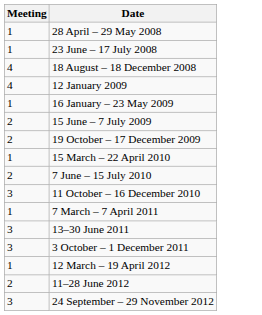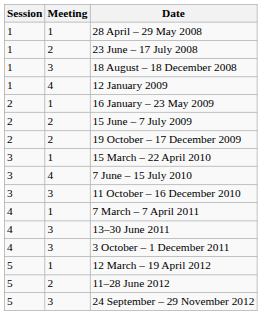+ column: (25, 13)
(10, 49) 1 -> (50, 49) 2
(10, 67) 4 -> (50, 67) 3
(10, 175) 2 -> (50, 175) 4
